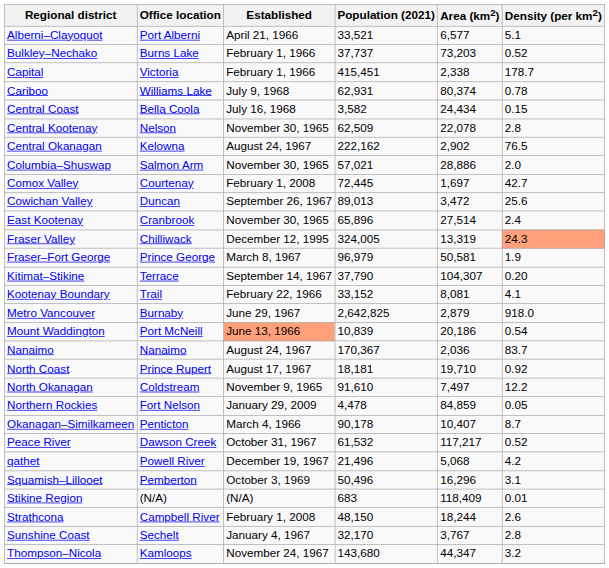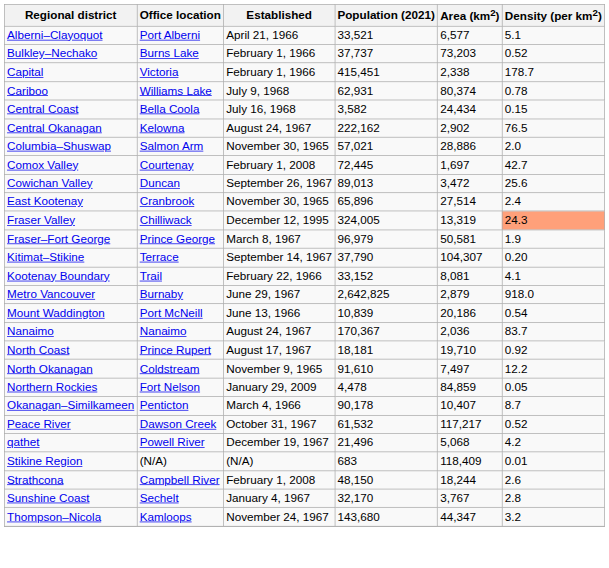- row: (52, 128)
(263, 331) lightsalmon background -> (263, 313) no background
- row: (55, 480)
